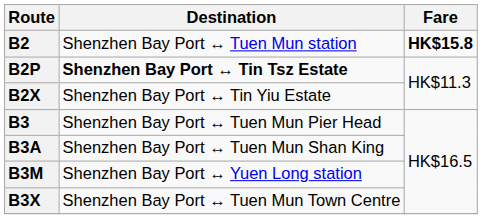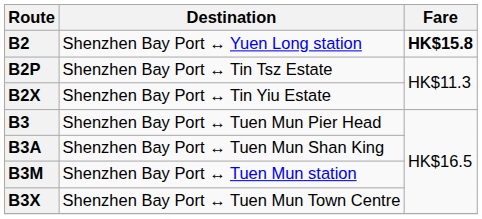(210, 43) Shenzhen Bay Port ↔ Tuen Mun station -> (212, 43) Shenzhen Bay Port ↔ Yuen Long station
(205, 69) bold -> (198, 69) normal
(212, 174) Shenzhen Bay Port ↔ Yuen Long station -> (210, 174) Shenzhen Bay Port ↔ Tuen Mun station
